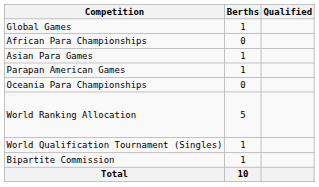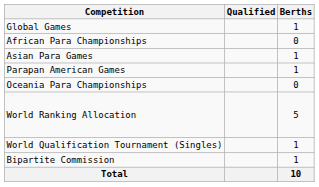columns swapped: (243, 12) <-> (288, 12)
